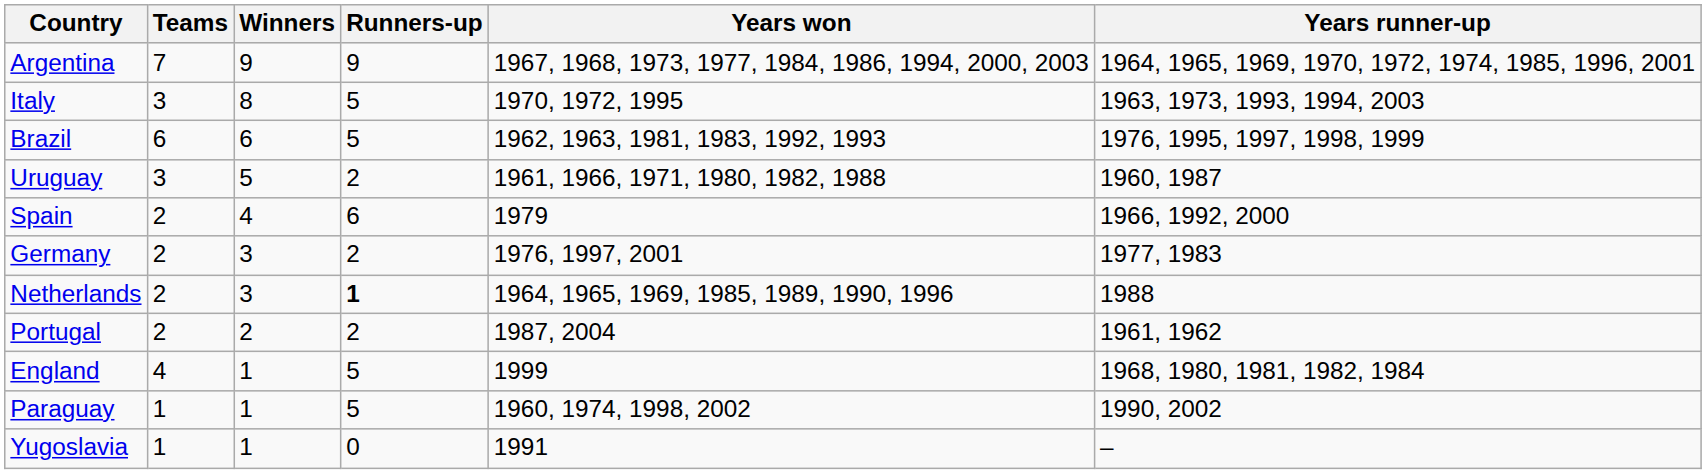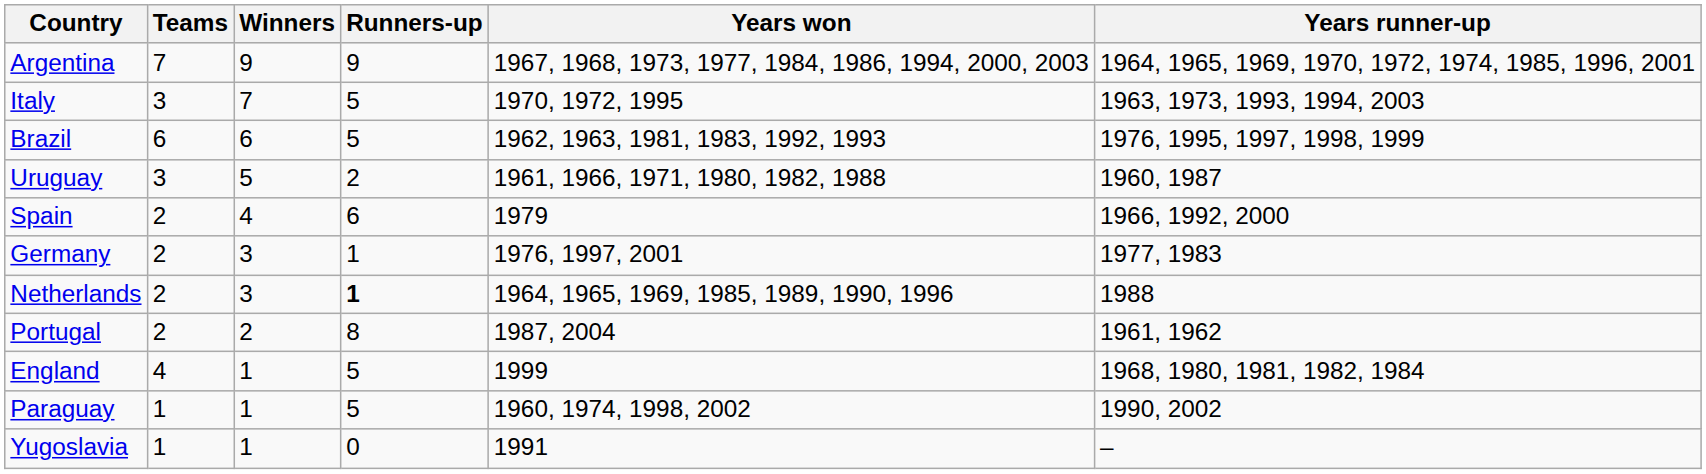(246, 100) 8 -> (246, 100) 7
(353, 255) 2 -> (353, 255) 1
(353, 332) 2 -> (353, 332) 8
